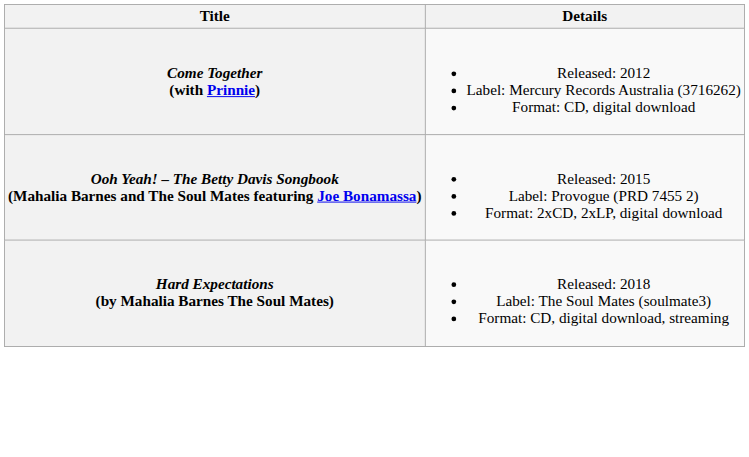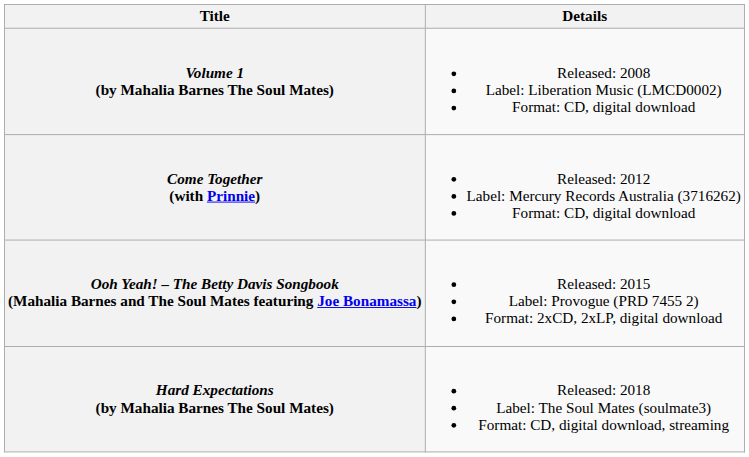+ row: (215, 81)
